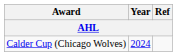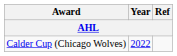(141, 43) 2024 -> (141, 43) 2022
